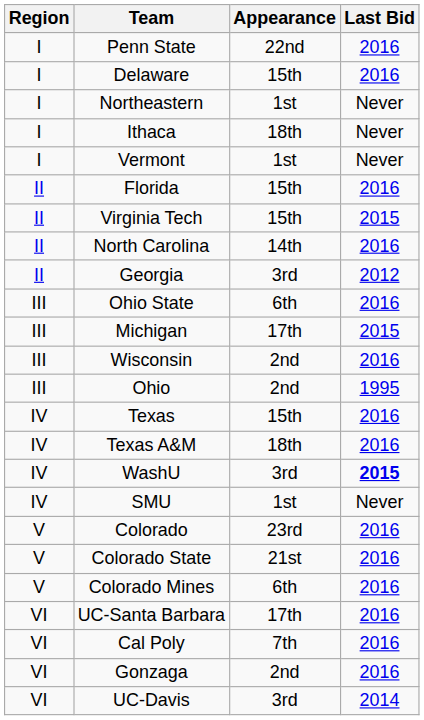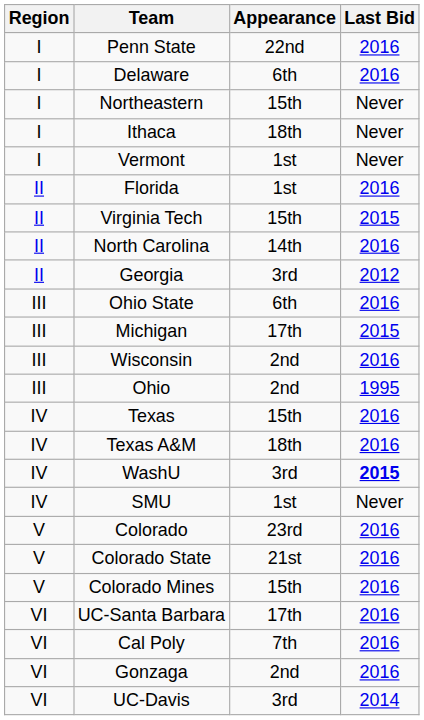(285, 75) 15th -> (285, 75) 6th
(285, 103) 1st -> (285, 103) 15th
(285, 189) 15th -> (285, 189) 1st
(285, 587) 6th -> (285, 587) 15th
